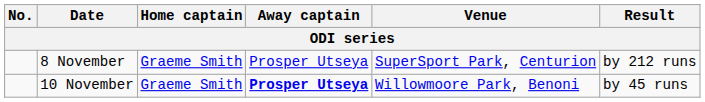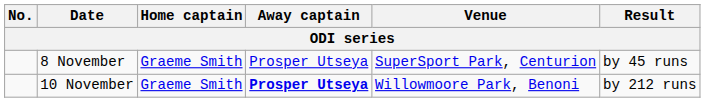(650, 62) by 212 runs -> (645, 62) by 45 runs
(645, 85) by 45 runs -> (650, 85) by 212 runs
